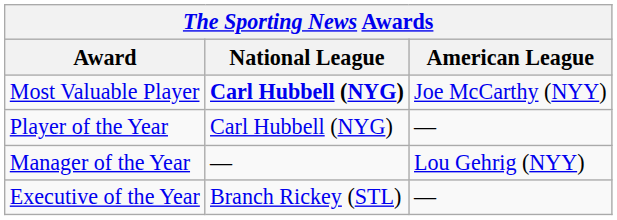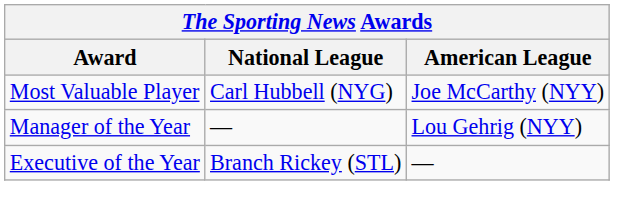(307, 92) bold -> (301, 92) normal
- row: (89, 127)
